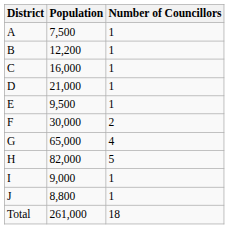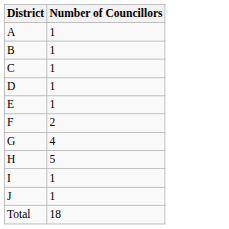- column: (76, 13)
